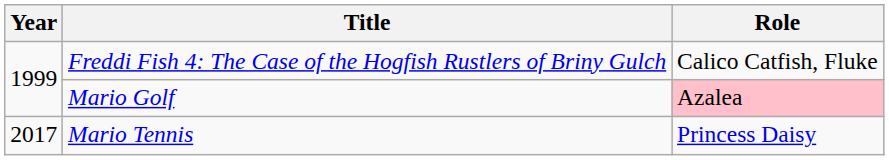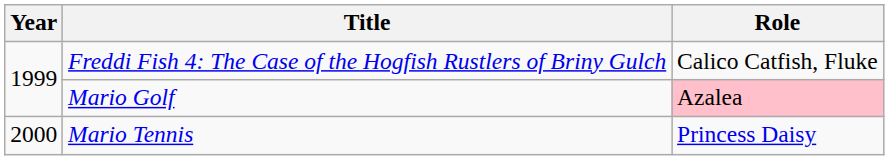(34, 135) 2017 -> (34, 135) 2000
